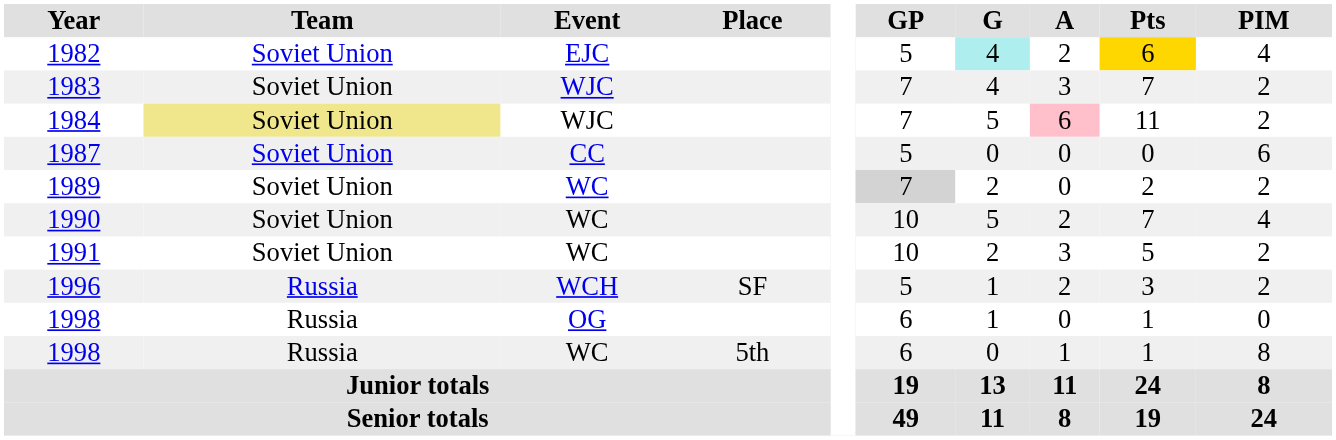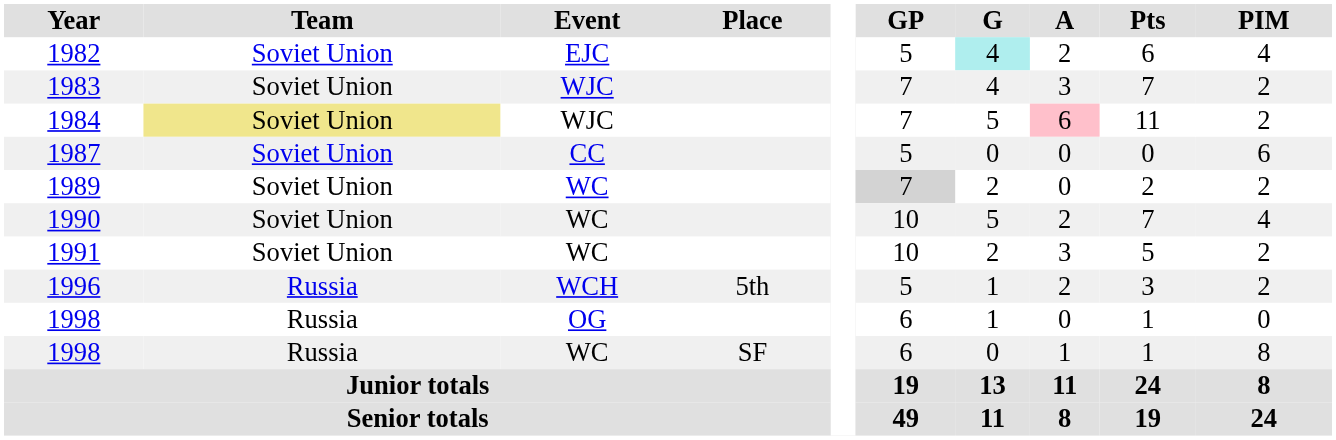(1148, 53) gold background -> (1148, 53) no background
(752, 285) SF -> (752, 285) 5th
(752, 352) 5th -> (752, 352) SF
